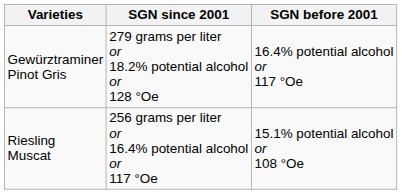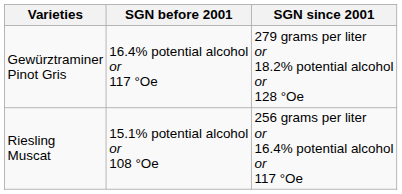columns swapped: (179, 15) <-> (324, 15)
